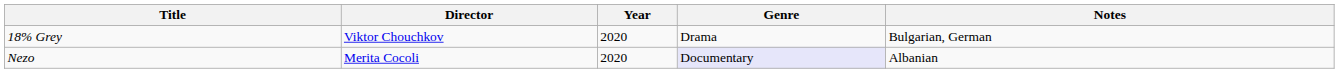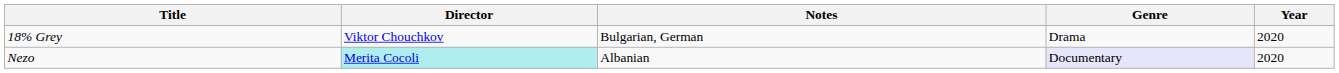columns swapped: (637, 15) <-> (1110, 15)
(381, 57) no background -> (381, 57) paleturquoise background
